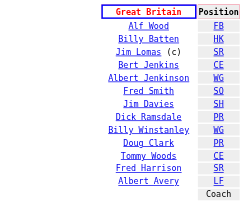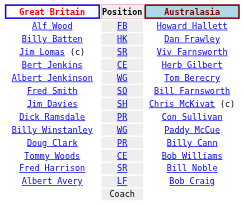+ column: (192, 12)
